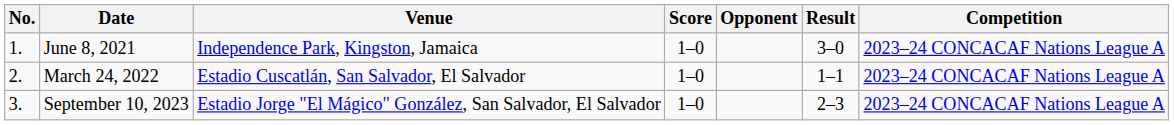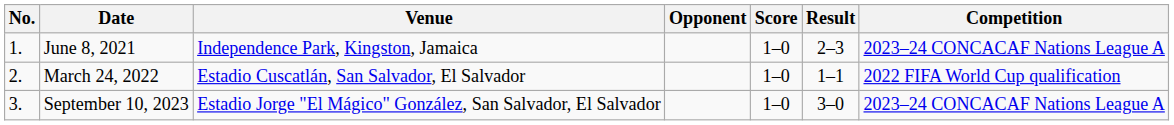columns swapped: (759, 18) <-> (690, 18)
(831, 47) 3–0 -> (831, 47) 2–3
(1014, 76) 2023–24 CONCACAF Nations League A -> (992, 76) 2022 FIFA World Cup qualification
(831, 104) 2–3 -> (831, 104) 3–0
